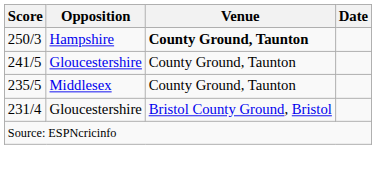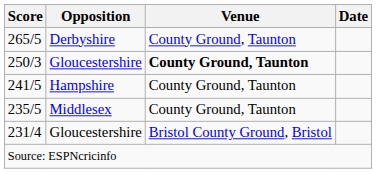+ row: (25, 39)
(82, 39) Hampshire -> (96, 62) Gloucestershire
(96, 62) Gloucestershire -> (82, 86) Hampshire
